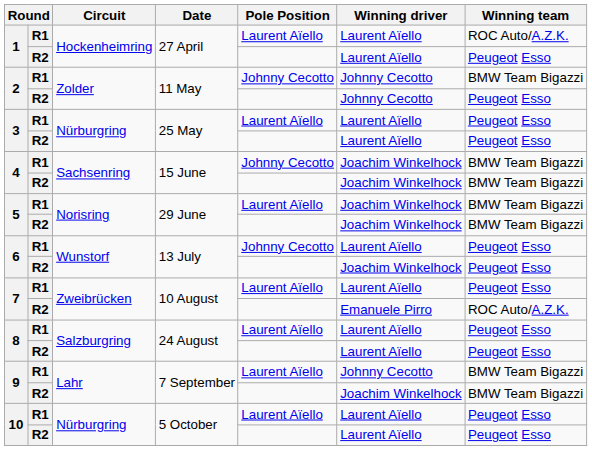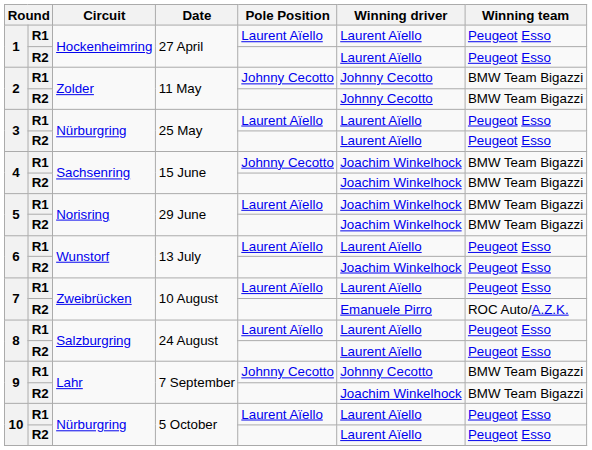(518, 36) ROC Auto/A.Z.K. -> (509, 36) Peugeot Esso
(509, 99) Peugeot Esso -> (526, 99) BMW Team Bigazzi
(288, 246) Johnny Cecotto -> (282, 246) Laurent Aïello
(282, 372) Laurent Aïello -> (288, 372) Johnny Cecotto
